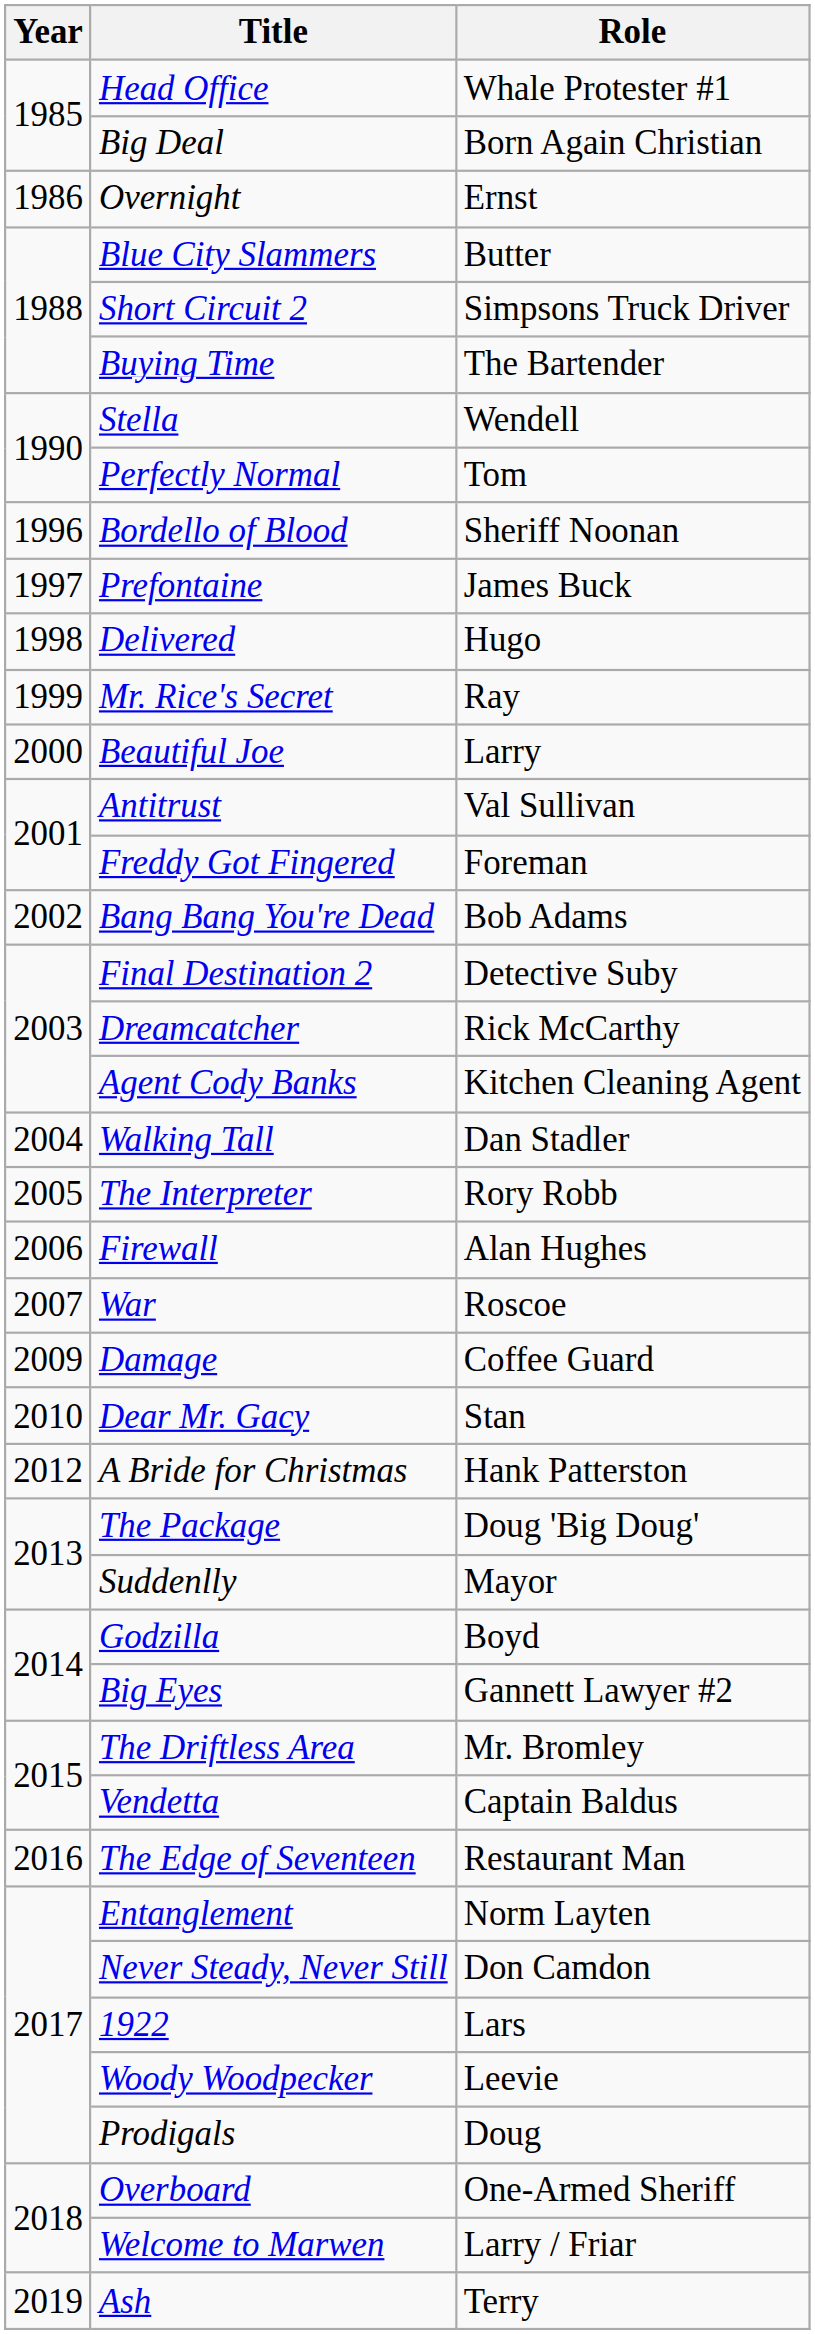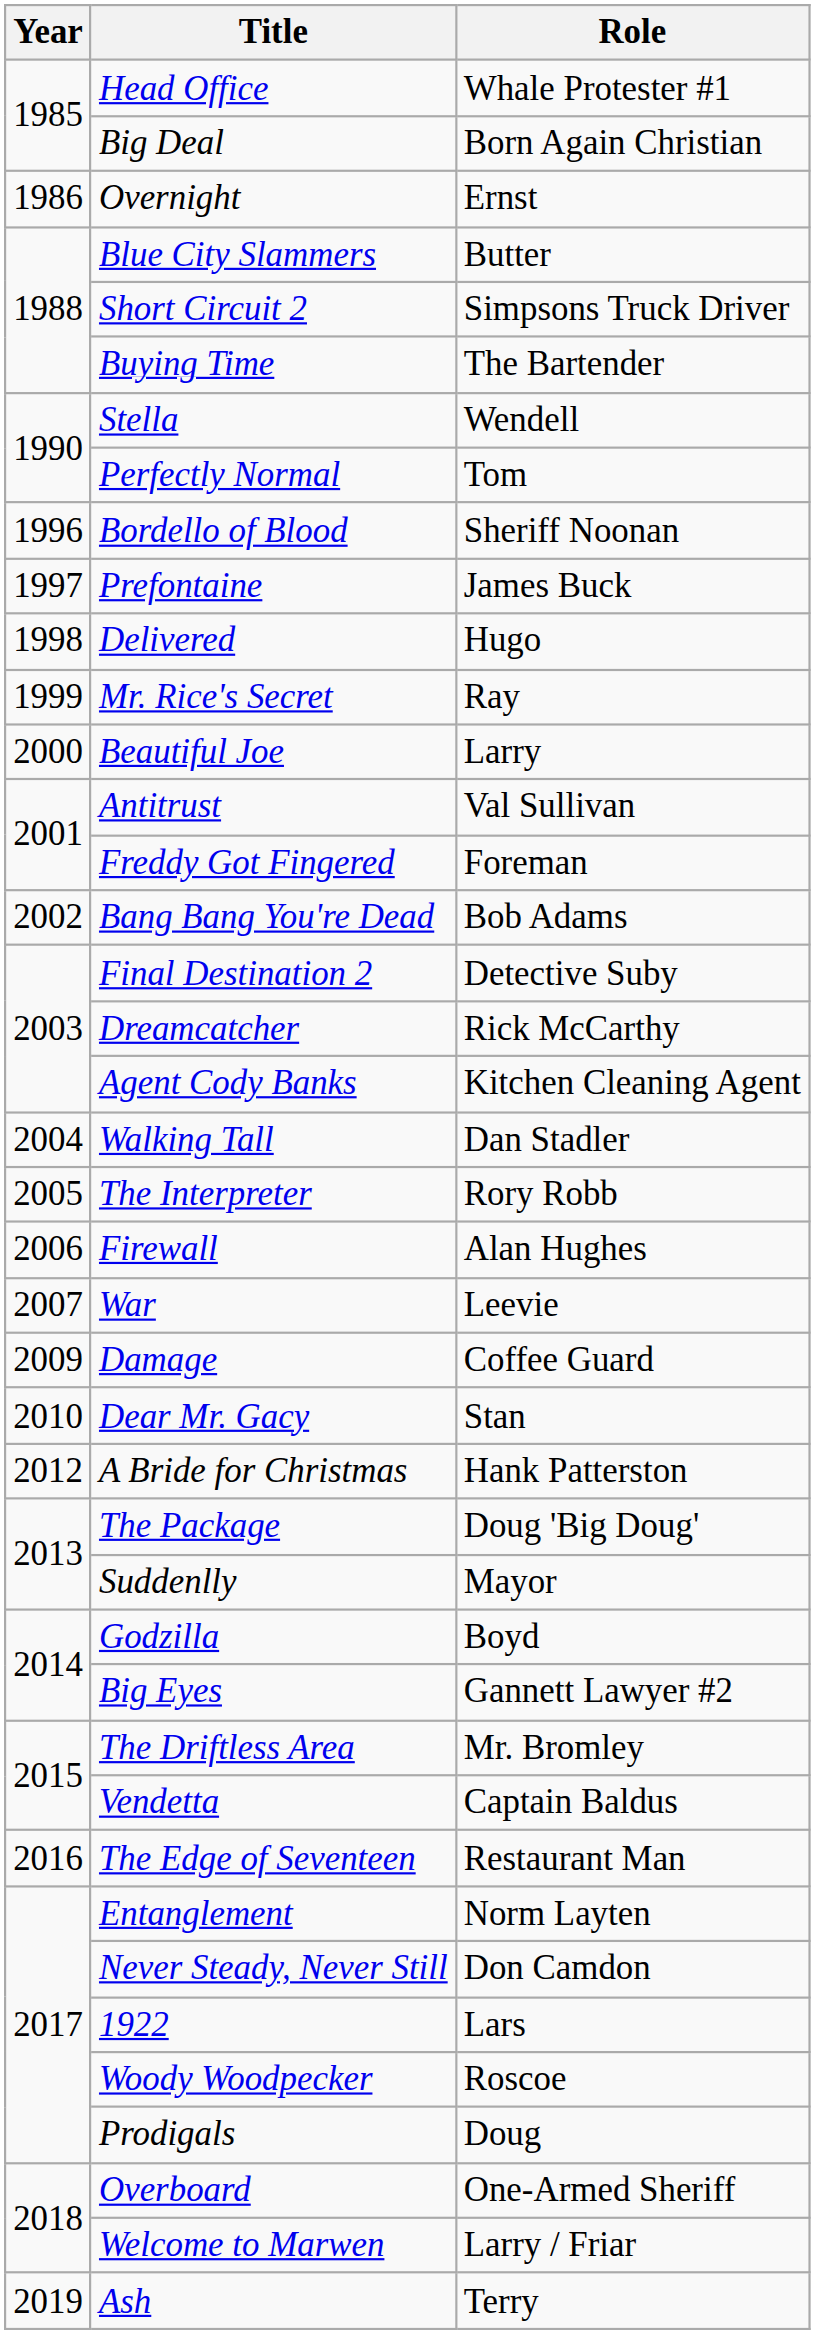(515, 1304) Roscoe -> (511, 1304) Leevie
(511, 2078) Leevie -> (515, 2078) Roscoe
